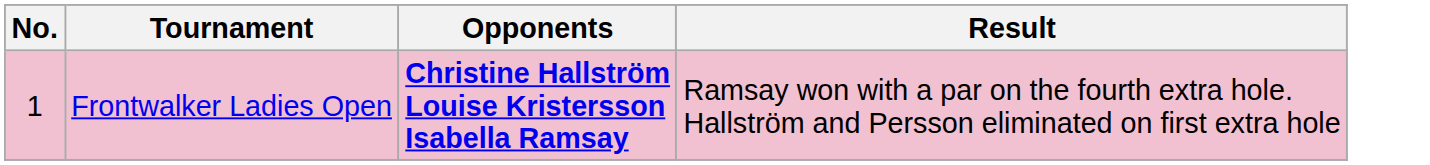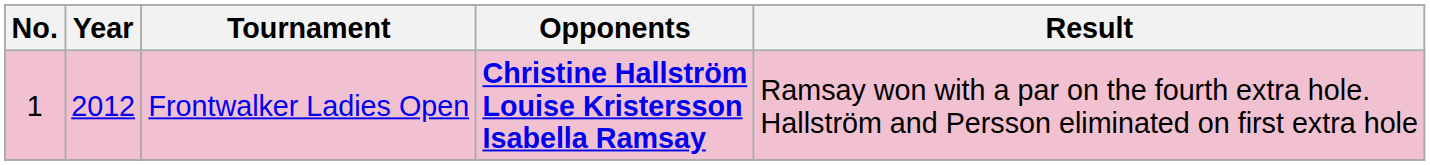+ column: (103, 28)
